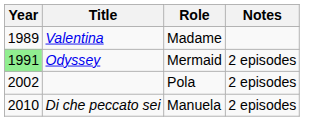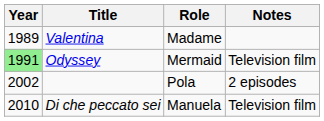(262, 60) 2 episodes -> (272, 60) Television film
(262, 104) 2 episodes -> (272, 104) Television film
